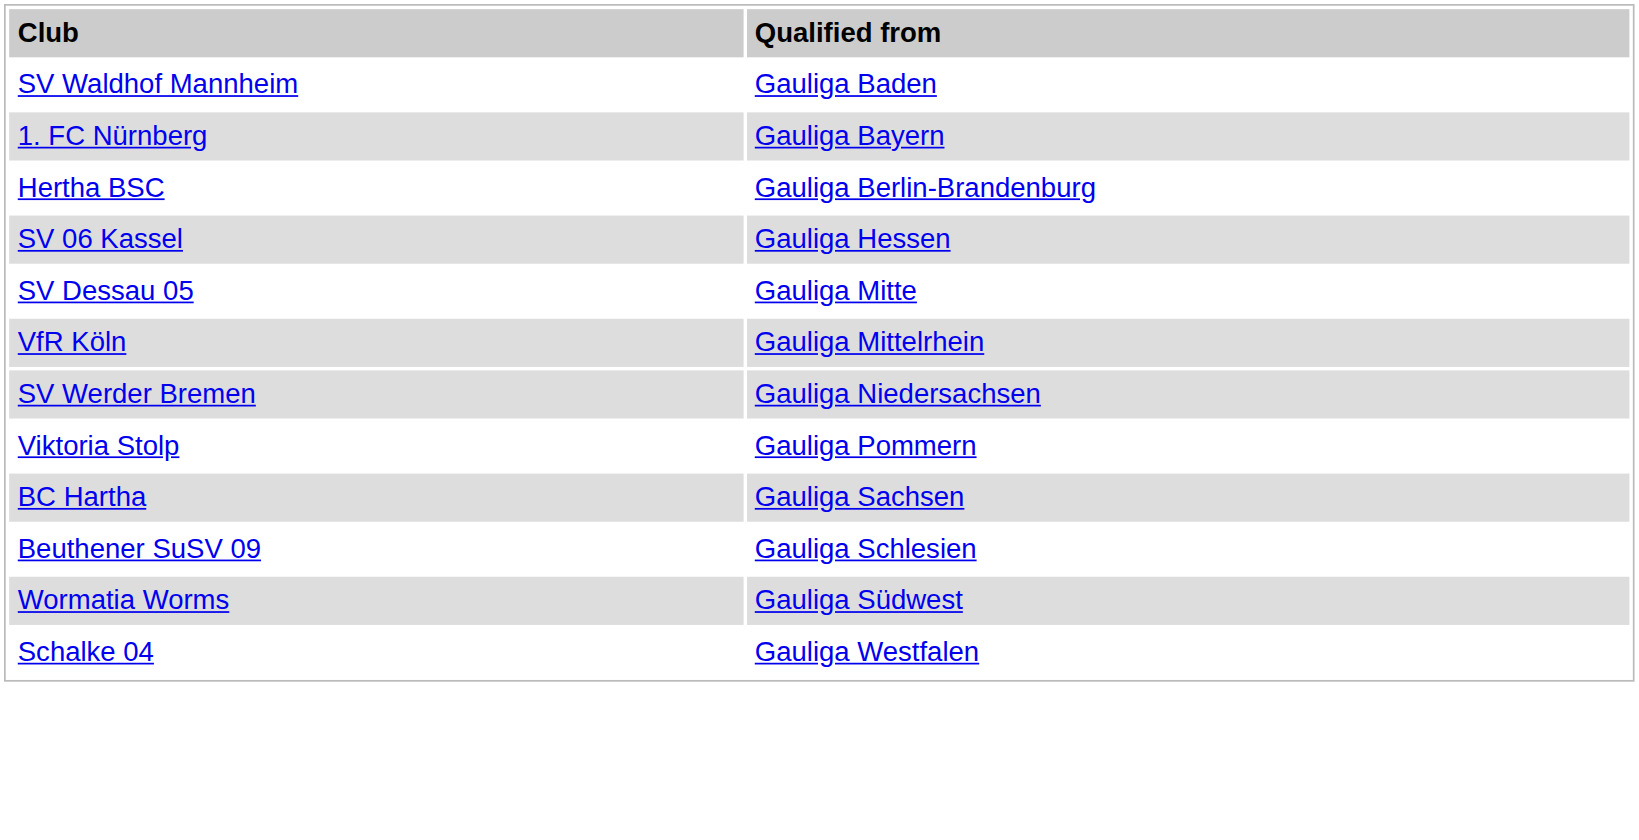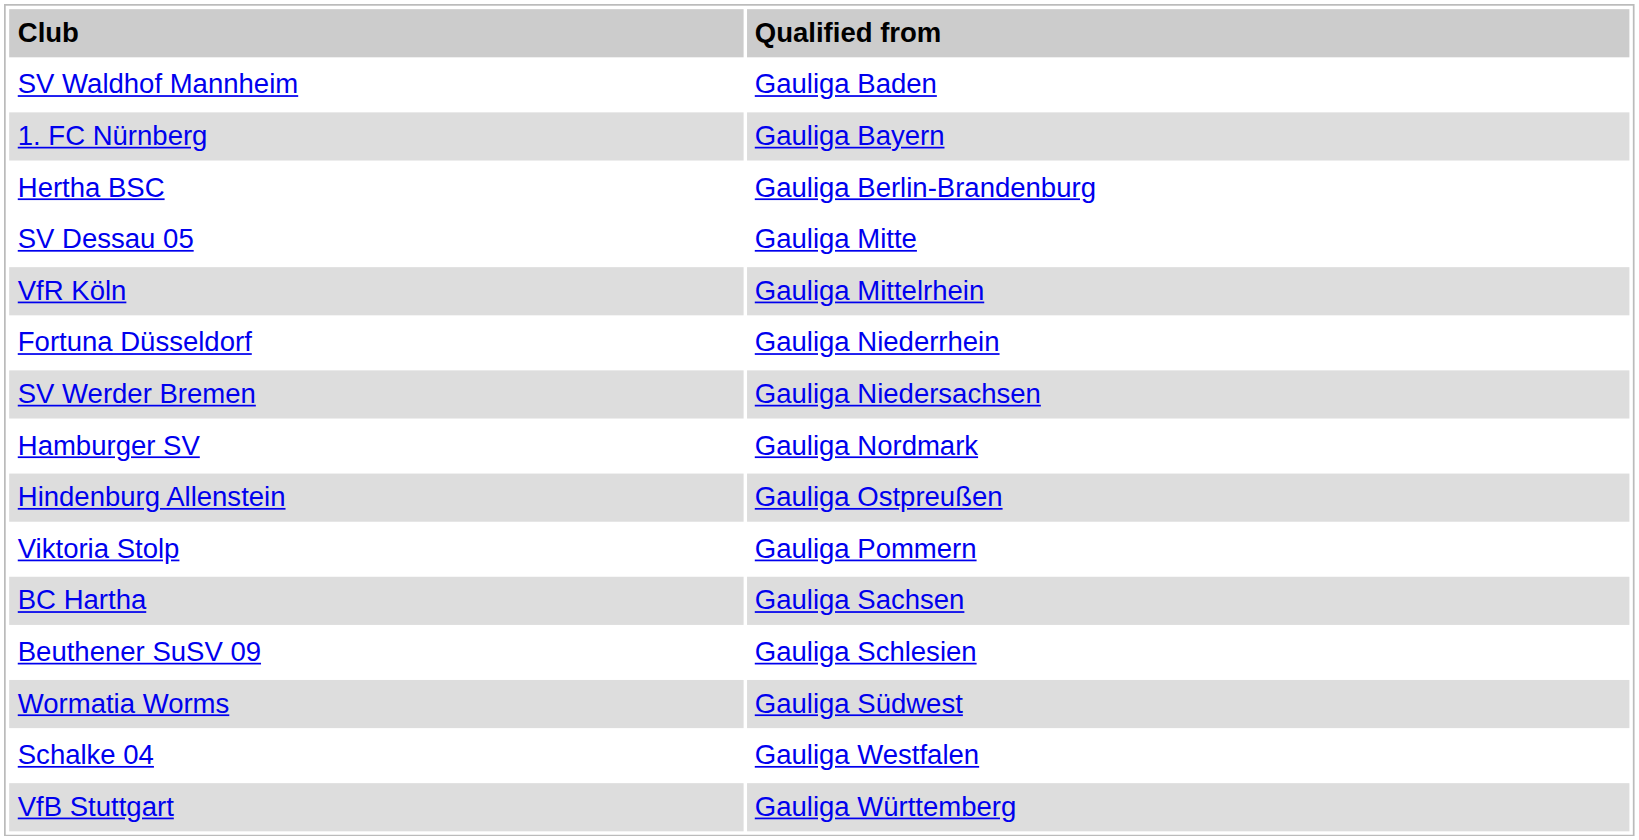- row: (100, 239)
+ row: (135, 342)
+ row: (109, 445)
+ row: (152, 497)
+ row: (96, 806)
